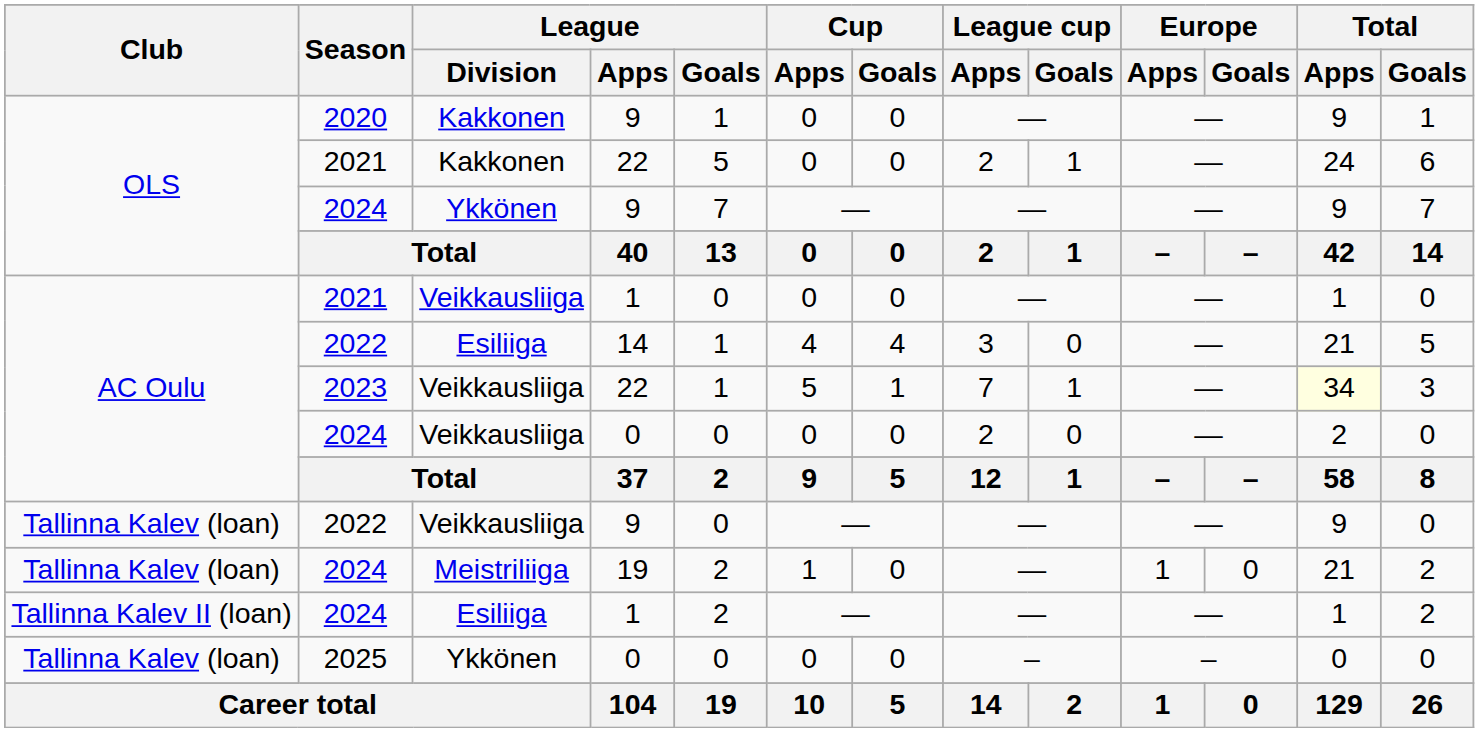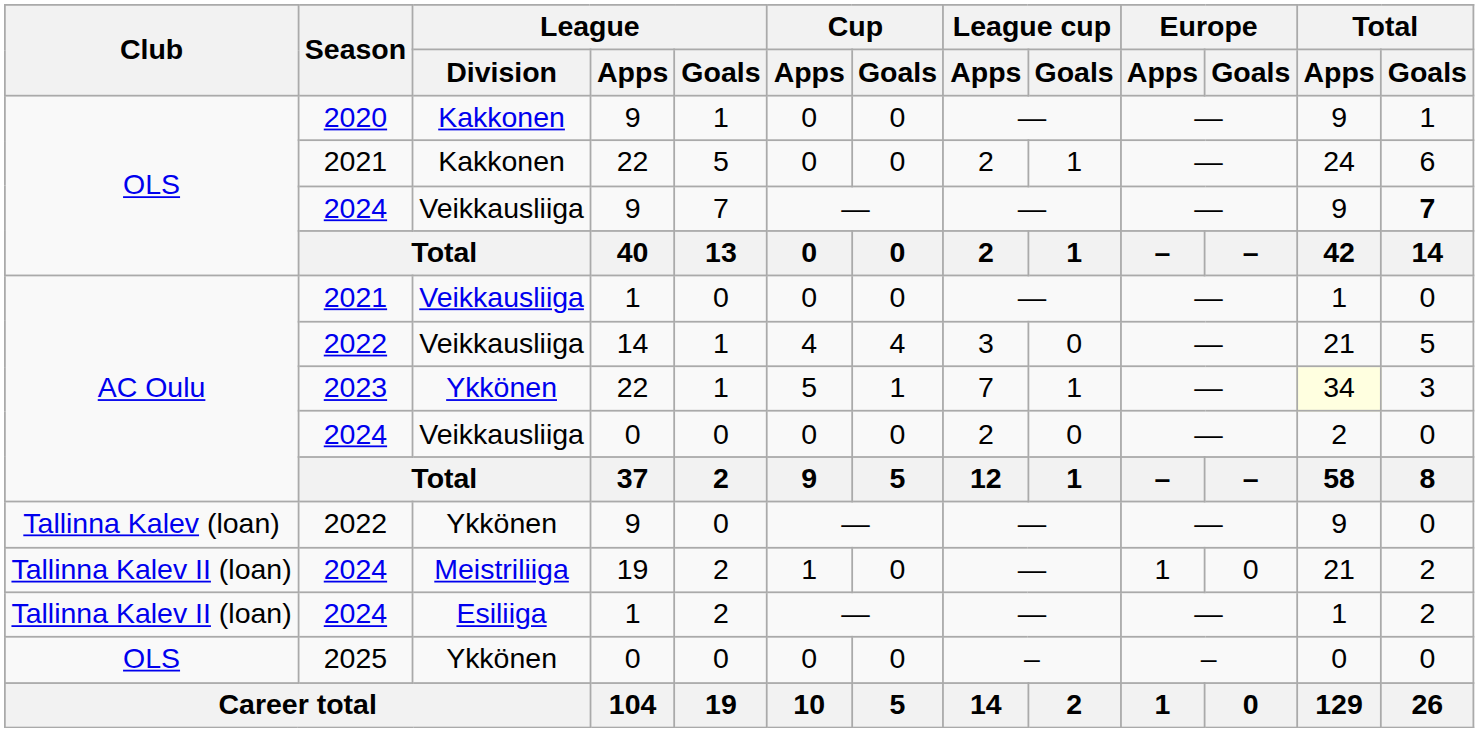(502, 207) Ykkönen -> (502, 207) Veikkausliiga
(1427, 207) normal -> (1427, 207) bold
(502, 343) Esiliiga -> (502, 343) Veikkausliiga
(502, 388) Veikkausliiga -> (502, 388) Ykkönen
(502, 523) Veikkausliiga -> (502, 523) Ykkönen
(152, 569) Tallinna Kalev (loan) -> (152, 569) Tallinna Kalev II (loan)
(152, 659) Tallinna Kalev (loan) -> (152, 659) OLS
